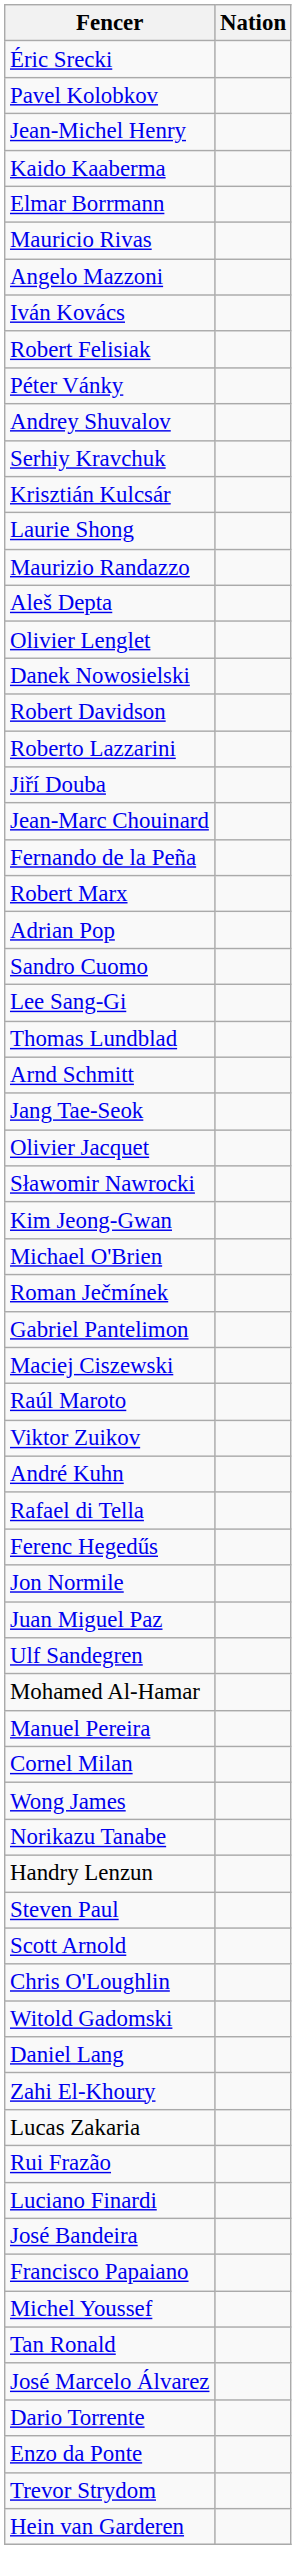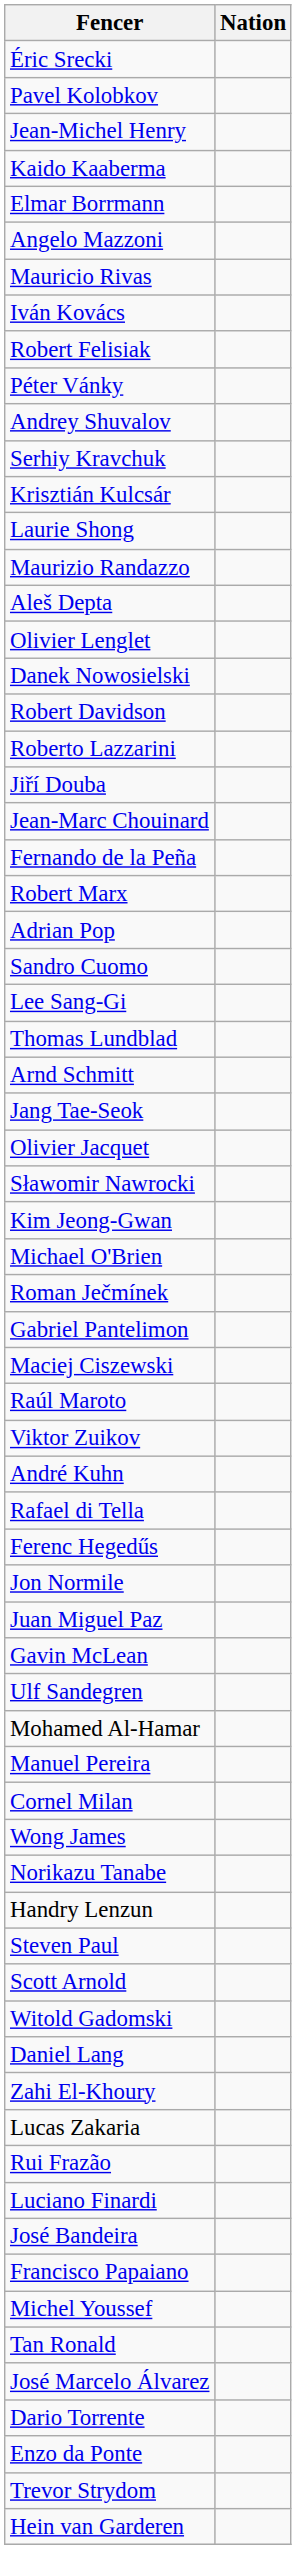rows swapped: (87, 276) <-> (81, 240)
+ row: (79, 1655)
- row: (90, 1982)
